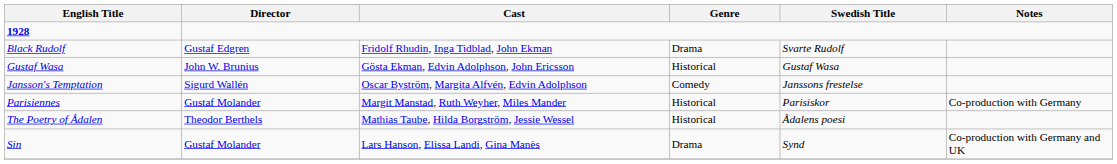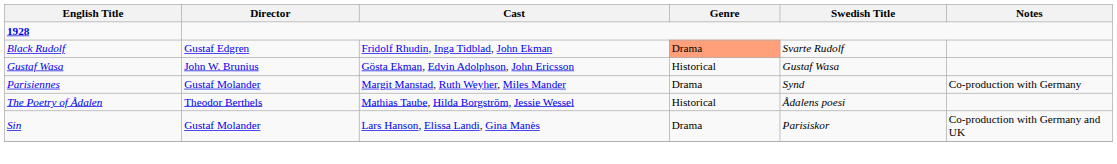(687, 48) no background -> (687, 48) lightsalmon background
- row: (55, 84)
(694, 102) Historical -> (687, 84) Drama
(806, 102) Parisiskor -> (793, 84) Synd
(793, 144) Synd -> (806, 126) Parisiskor
